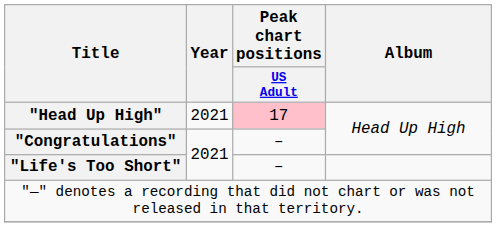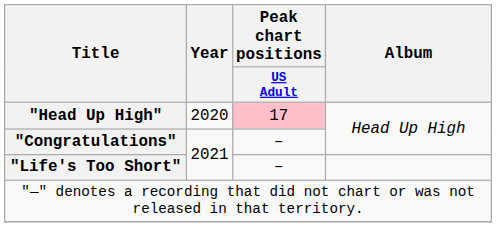(209, 116) 2021 -> (209, 116) 2020
